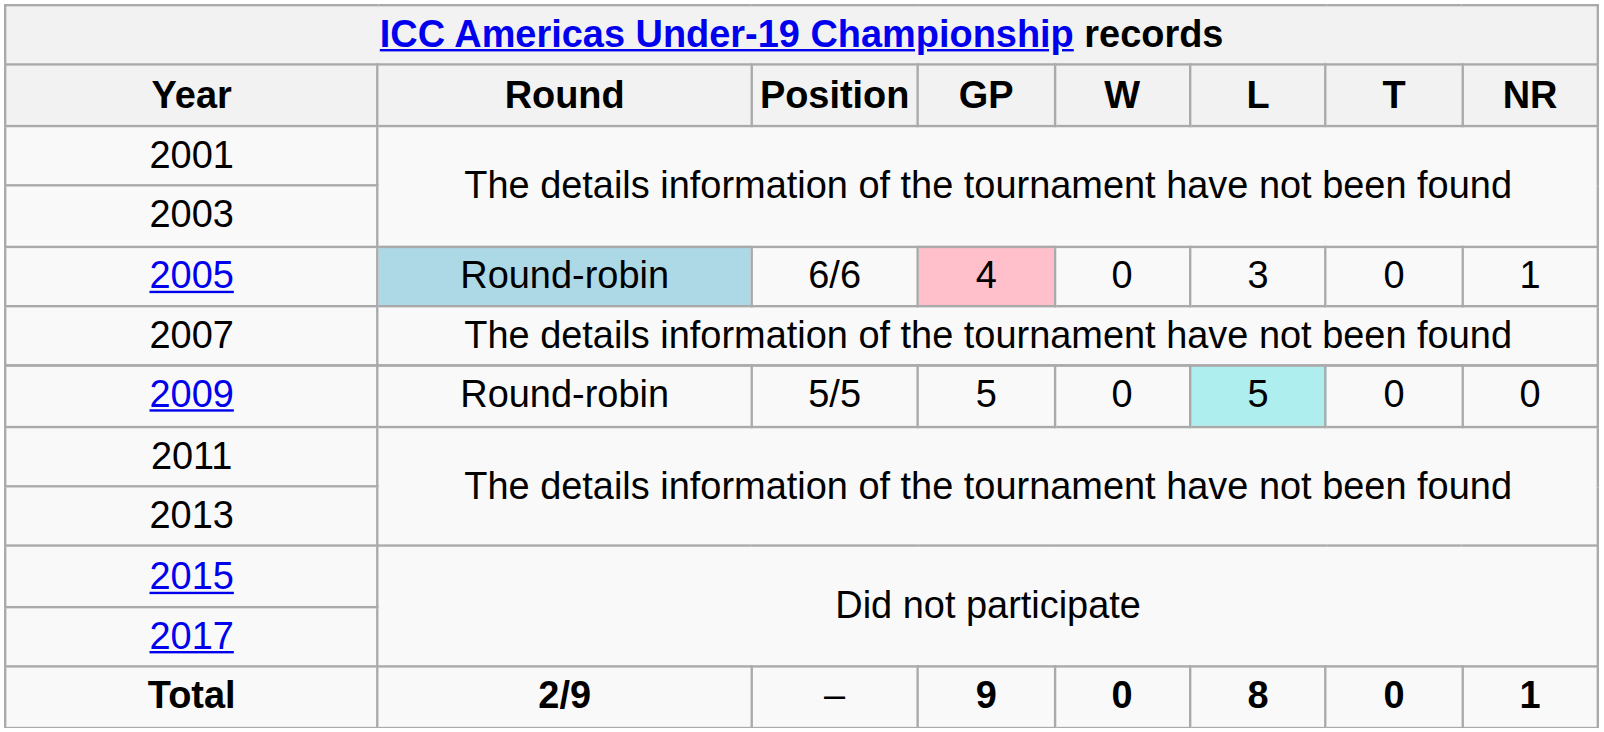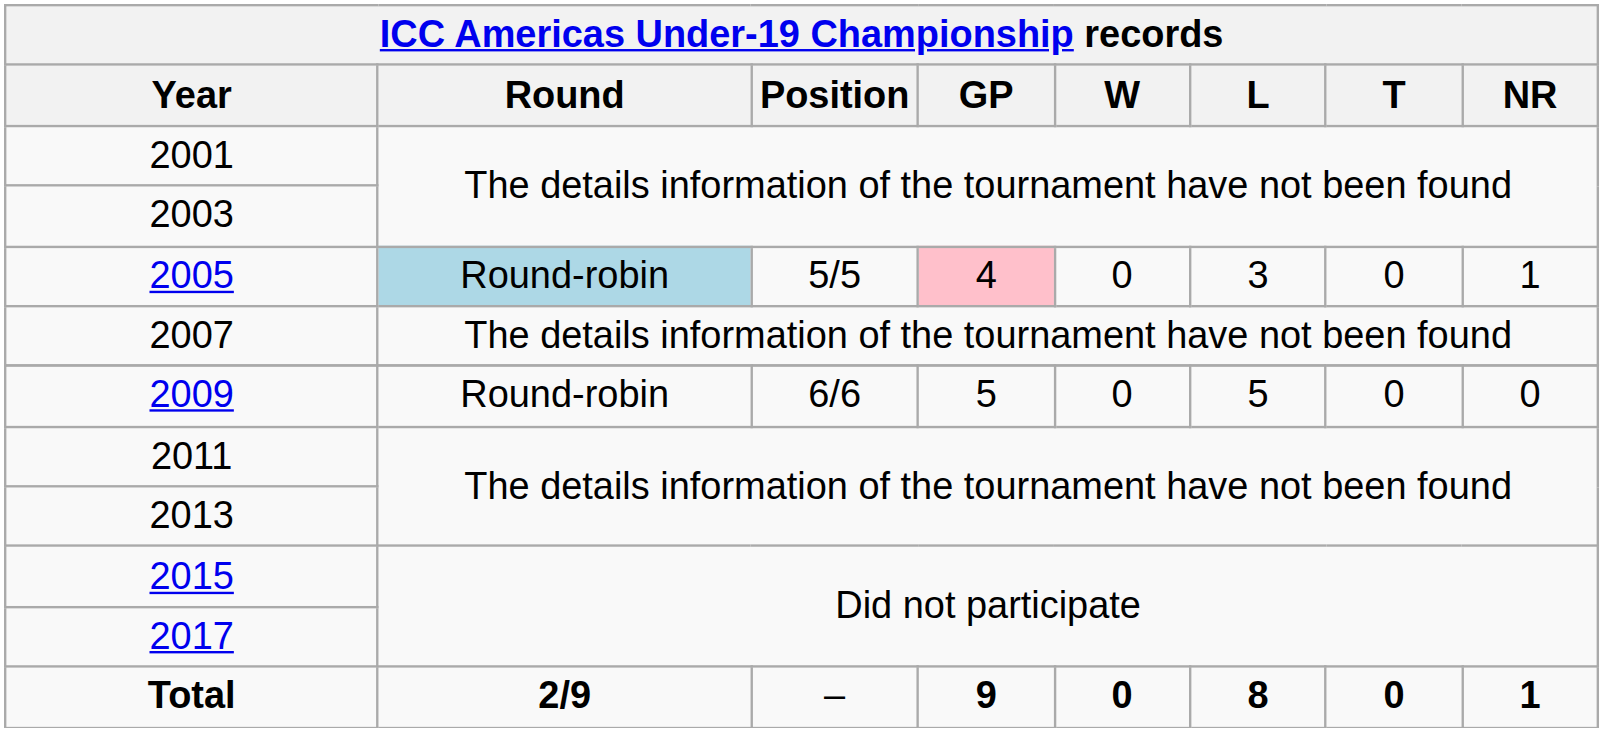(835, 275) 6/6 -> (835, 275) 5/5
(835, 395) 5/5 -> (835, 395) 6/6
(1258, 395) paleturquoise background -> (1258, 395) no background
